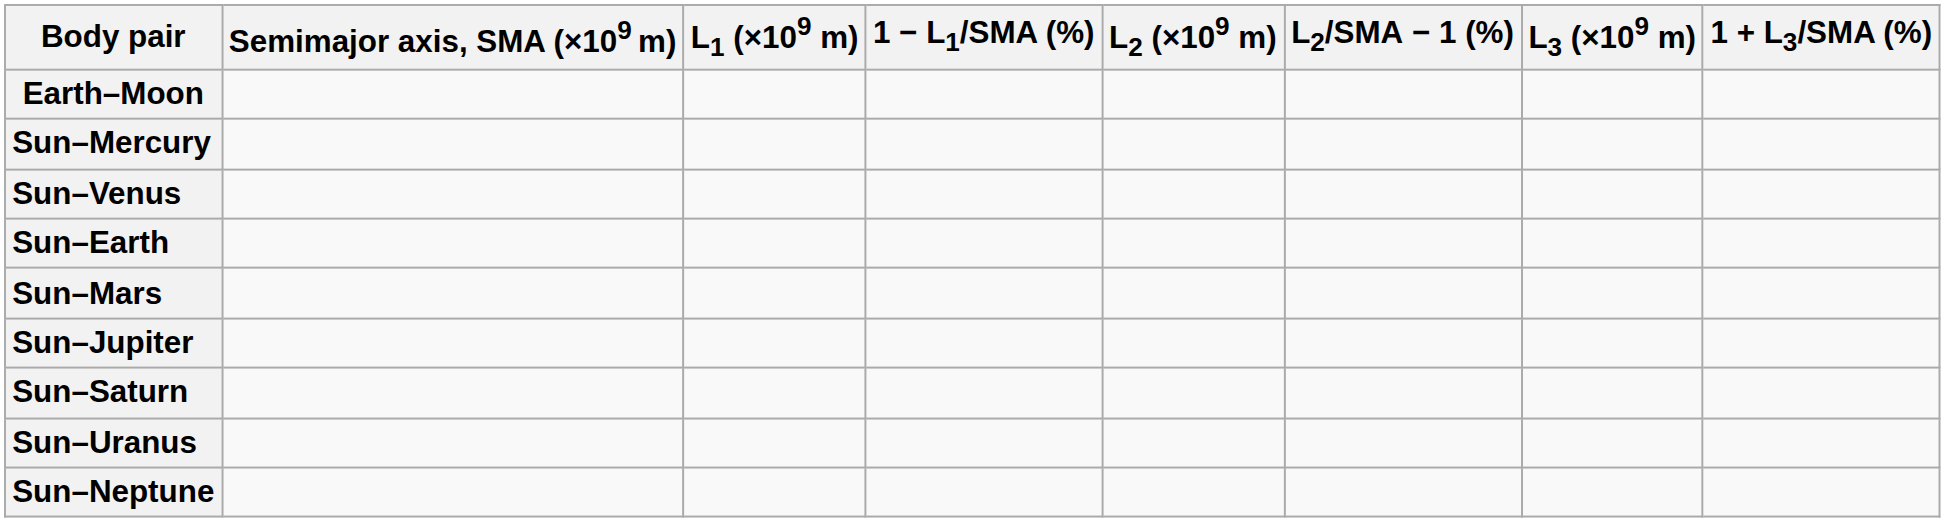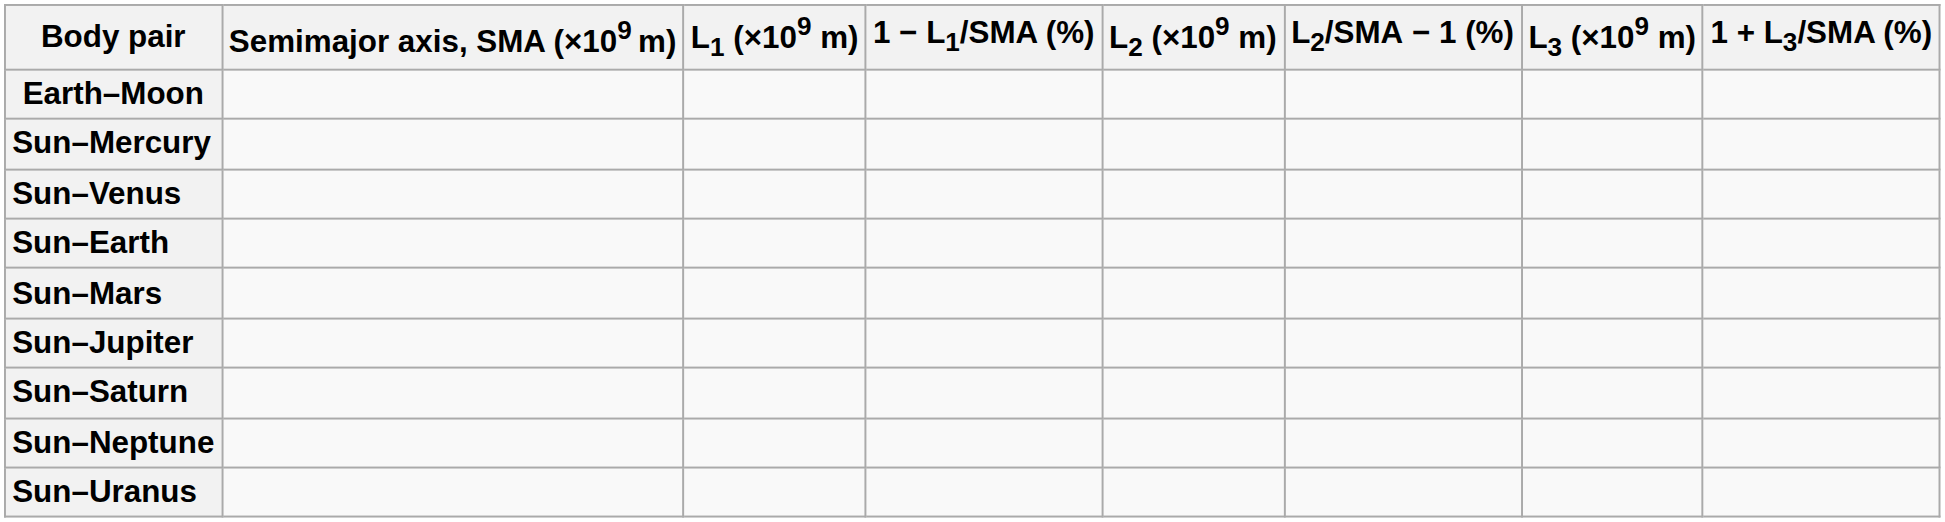rows swapped: (105, 441) <-> (113, 491)
